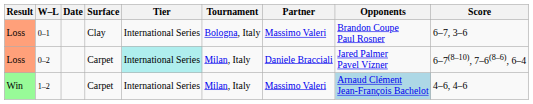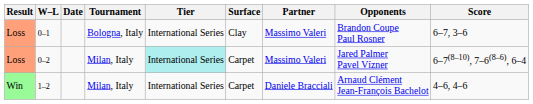columns swapped: (232, 12) <-> (103, 12)
(299, 59) Daniele Bracciali -> (295, 59) Massimo Valeri
(295, 86) Massimo Valeri -> (299, 86) Daniele Bracciali
(383, 86) lightblue background -> (383, 86) no background
